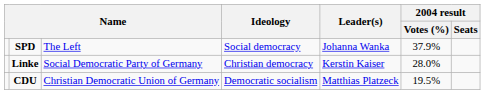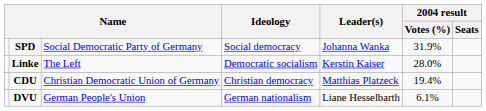(62, 47) The Left -> (123, 47) Social Democratic Party of Germany
(426, 47) 37.9% -> (427, 47) 31.9%
(123, 64) Social Democratic Party of Germany -> (62, 64) The Left
(269, 64) Christian democracy -> (271, 64) Democratic socialism
(271, 81) Democratic socialism -> (269, 81) Christian democracy
(426, 81) 19.5% -> (427, 81) 19.4%
+ row: (25, 98)
